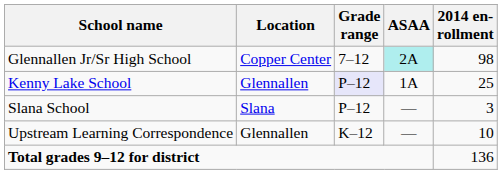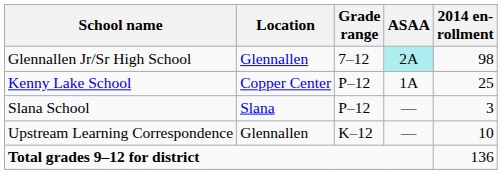(286, 58) Copper Center -> (274, 58) Glennallen
(274, 83) Glennallen -> (286, 83) Copper Center
(354, 83) lavender background -> (354, 83) no background
